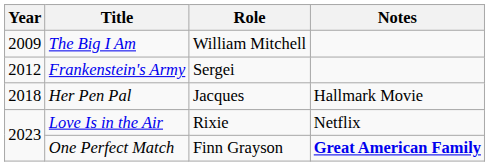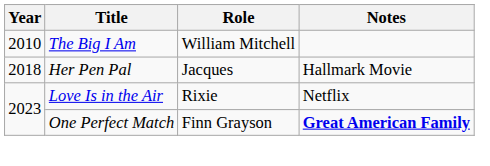(25, 43) 2009 -> (25, 43) 2010
- row: (117, 69)
